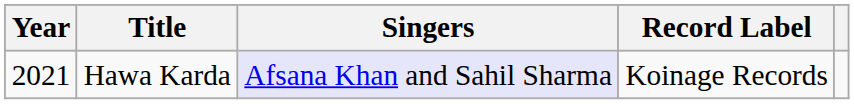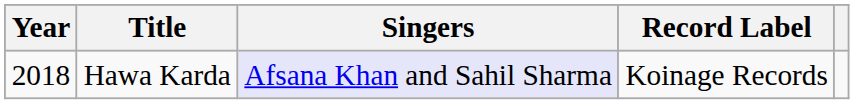(41, 74) 2021 -> (41, 74) 2018
